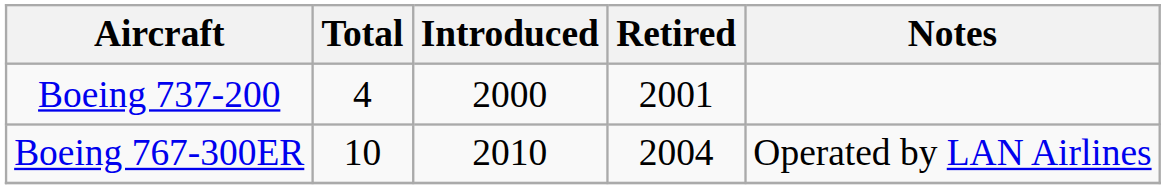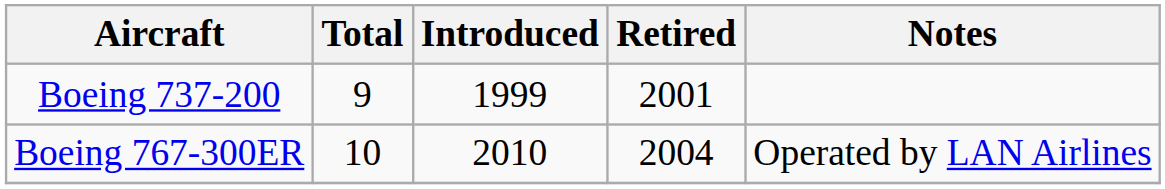(362, 93) 4 -> (362, 93) 9
(510, 93) 2000 -> (510, 93) 1999
